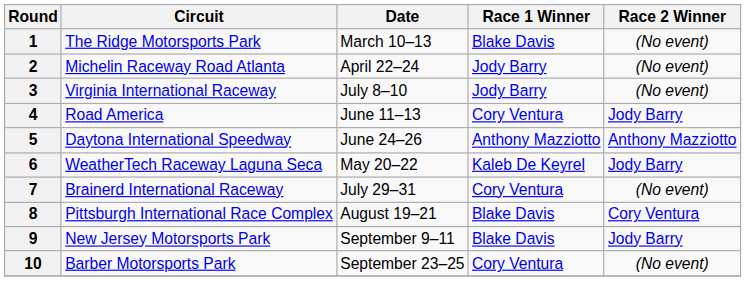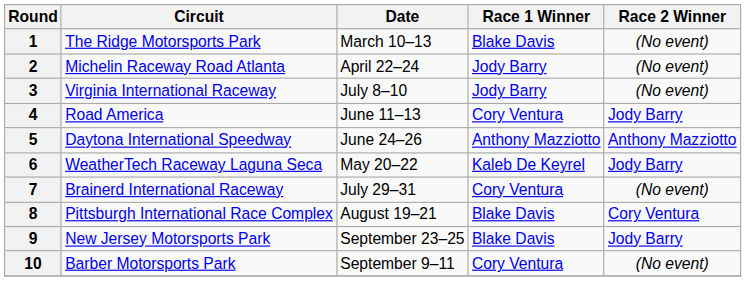(397, 238) September 9–11 -> (402, 238) September 23–25
(402, 263) September 23–25 -> (397, 263) September 9–11
